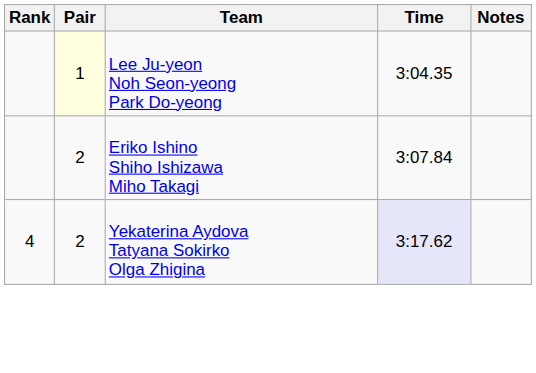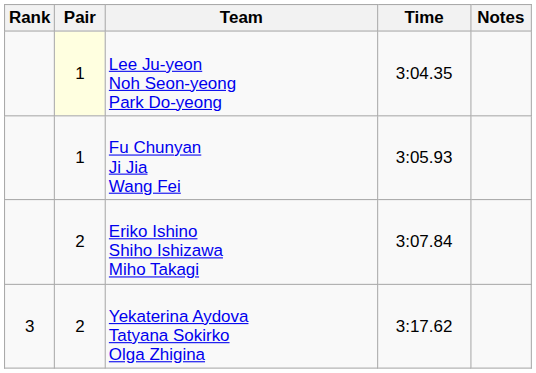+ row: (155, 167)
(30, 241) 4 -> (30, 325) 3
(424, 241) lavender background -> (424, 325) no background
